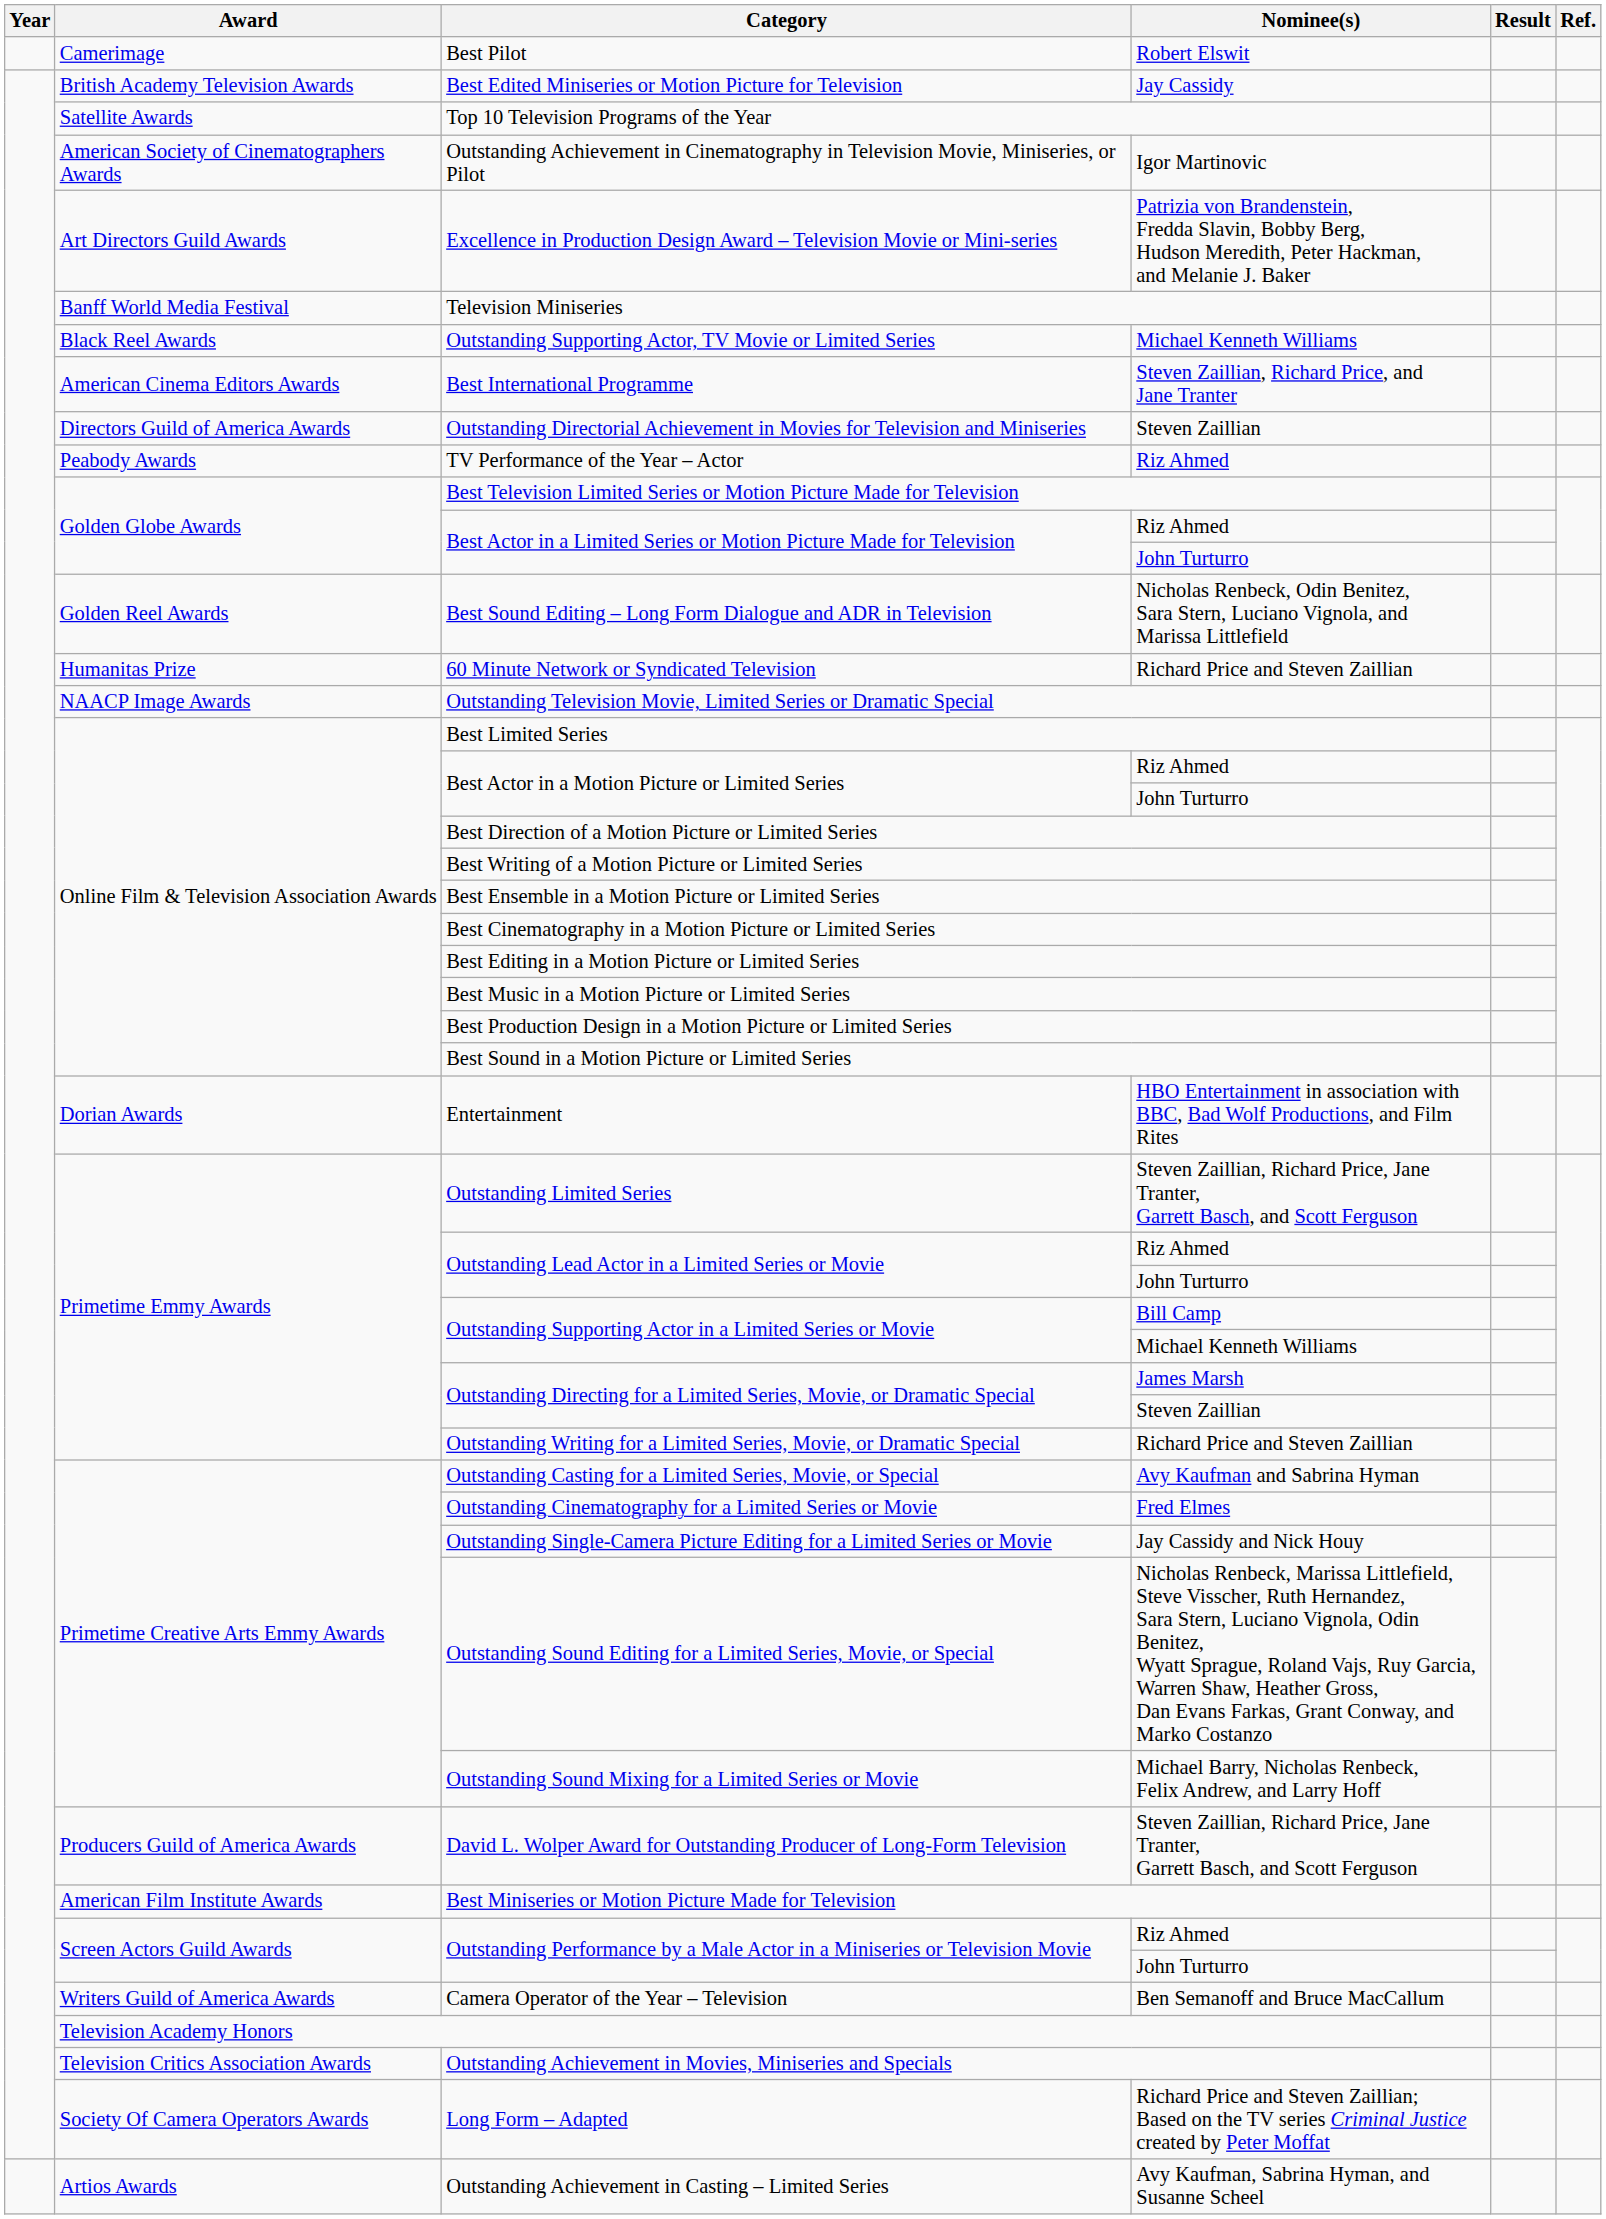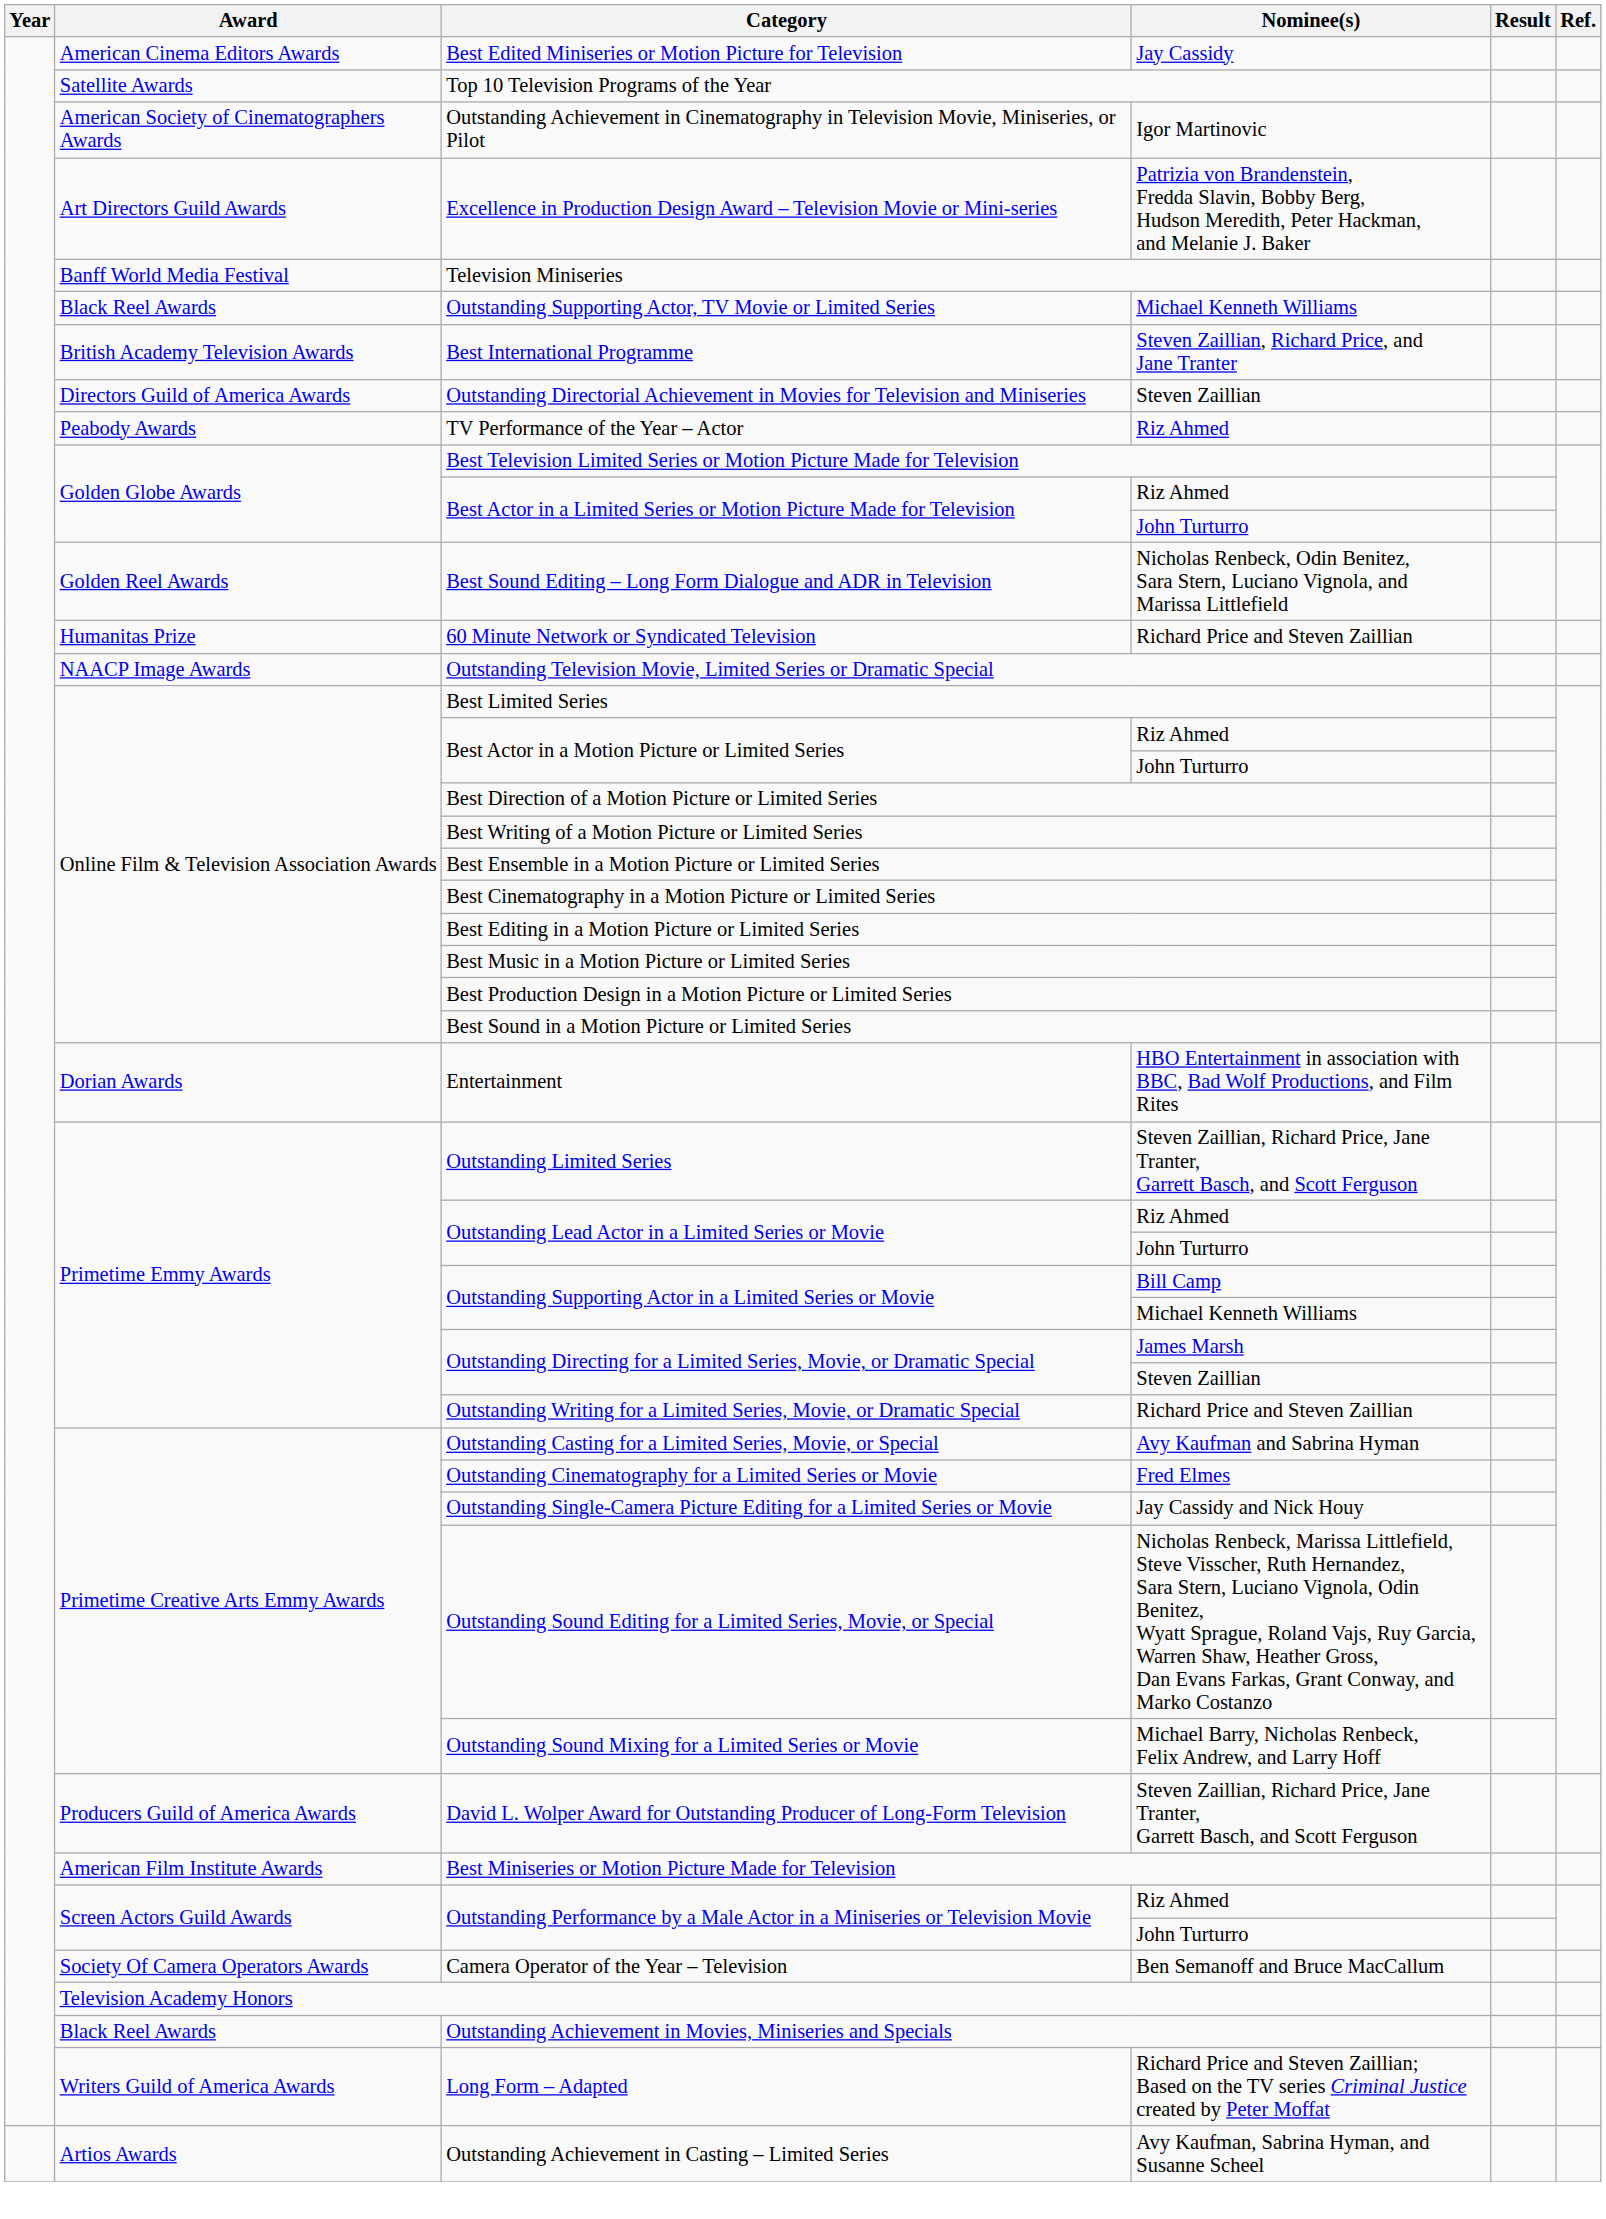- row: (486, 53)
(207, 85) British Academy Television Awards -> (200, 53) American Cinema Editors Awards
(200, 384) American Cinema Editors Awards -> (207, 351) British Academy Television Awards
(197, 1998) Writers Guild of America Awards -> (214, 1966) Society Of Camera Operators Awards
(215, 2063) Television Critics Association Awards -> (138, 2031) Black Reel Awards
(214, 2119) Society Of Camera Operators Awards -> (197, 2086) Writers Guild of America Awards
